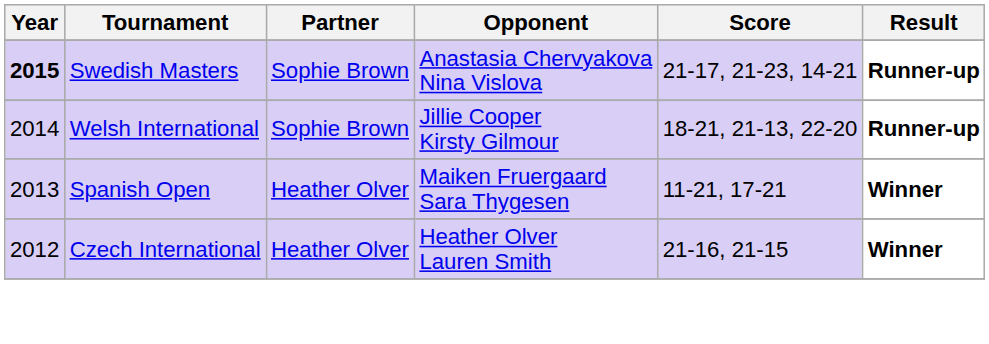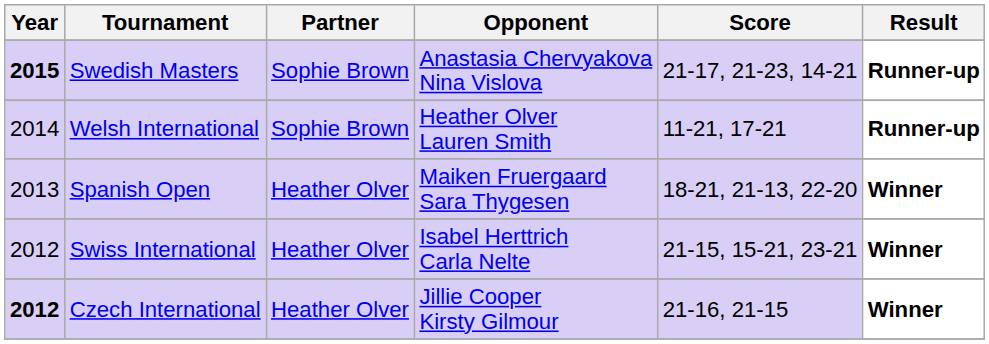(489, 130) Jillie Cooper Kirsty Gilmour -> (488, 130) Heather Olver Lauren Smith
(760, 130) 18-21, 21-13, 22-20 -> (725, 130) 11-21, 17-21
(725, 189) 11-21, 17-21 -> (760, 189) 18-21, 21-13, 22-20
+ row: (163, 249)
(35, 249) normal -> (35, 309) bold
(488, 249) Heather Olver Lauren Smith -> (489, 309) Jillie Cooper Kirsty Gilmour
